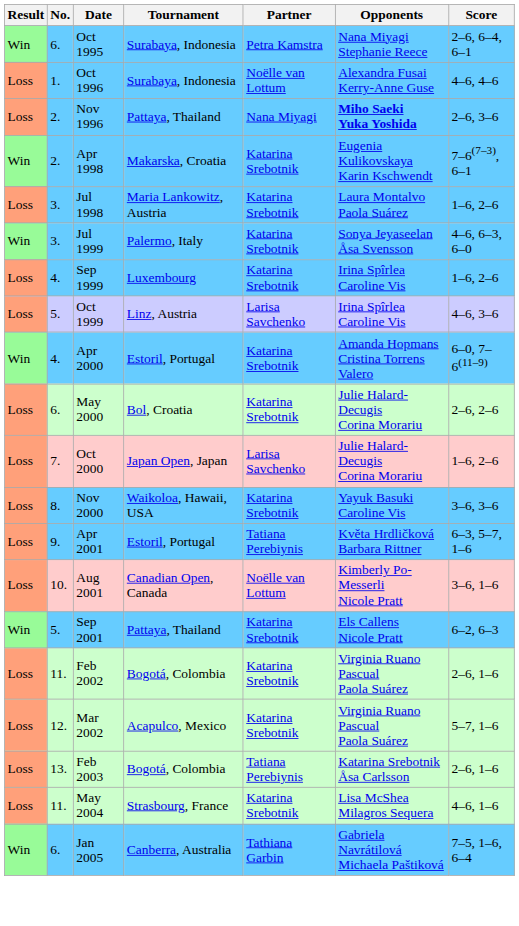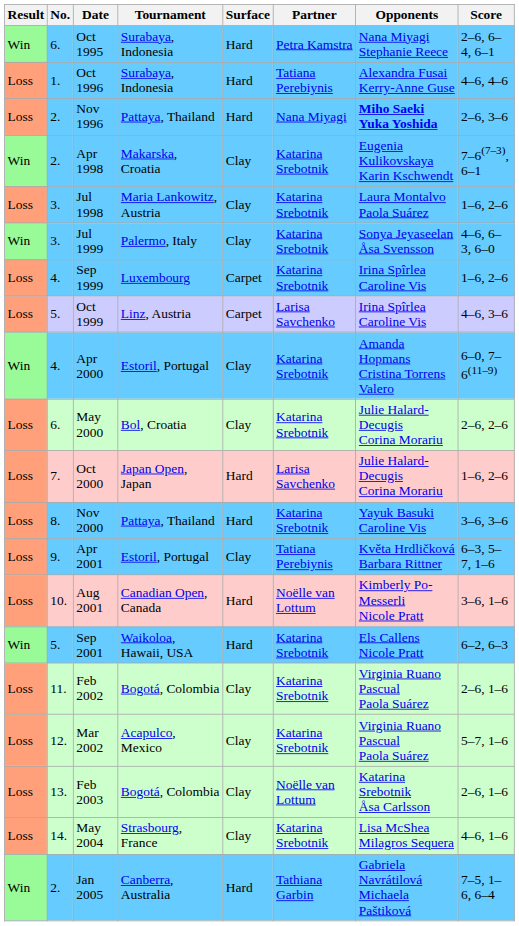+ column: (248, 15)
(276, 80) Noëlle van Lottum -> (304, 80) Tatiana Perebiynis
(177, 505) Waikoloa, Hawaii, USA -> (168, 520) Pattaya, Thailand
(174, 629) Pattaya, Thailand -> (157, 644) Waikoloa, Hawaii, USA
(275, 769) Tatiana Perebiynis -> (305, 791) Noëlle van Lottum
(58, 805) 11. -> (59, 835) 14.
(55, 849) 6. -> (55, 887) 2.
